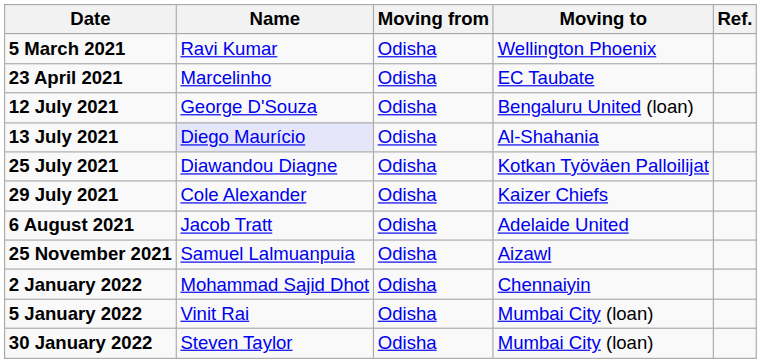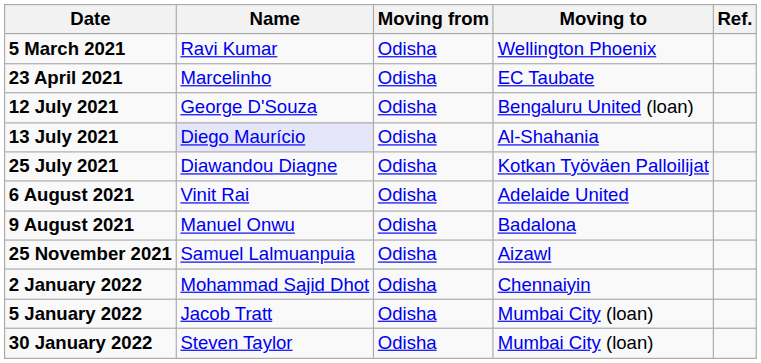- row: (64, 195)
(226, 225) Jacob Tratt -> (215, 195) Vinit Rai
+ row: (71, 225)
(215, 313) Vinit Rai -> (226, 313) Jacob Tratt
